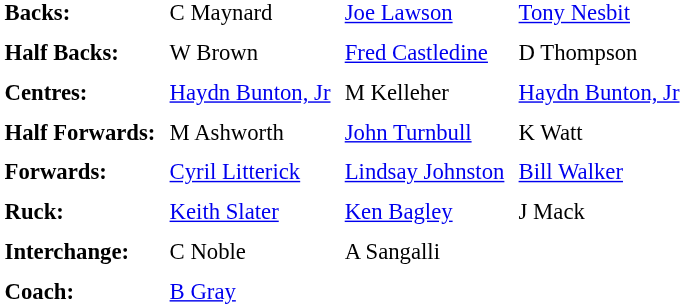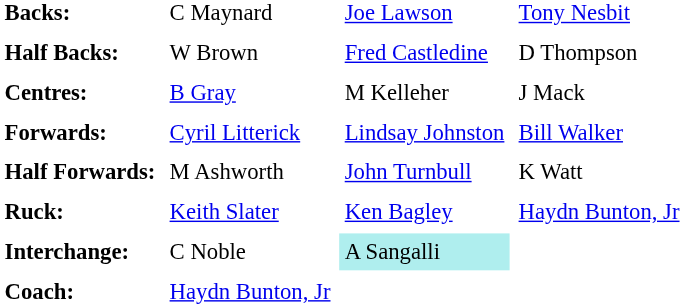(250, 92) Haydn Bunton, Jr -> (203, 92) B Gray
(599, 92) Haydn Bunton, Jr -> (552, 92) J Mack
rows swapped: (80, 132) <-> (56, 172)
(552, 211) J Mack -> (599, 211) Haydn Bunton, Jr
(392, 251) no background -> (392, 251) paleturquoise background
(203, 291) B Gray -> (250, 291) Haydn Bunton, Jr
